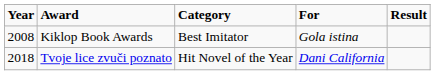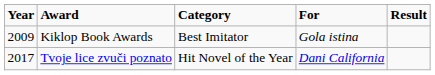(21, 36) 2008 -> (21, 36) 2009
(21, 58) 2018 -> (21, 58) 2017
